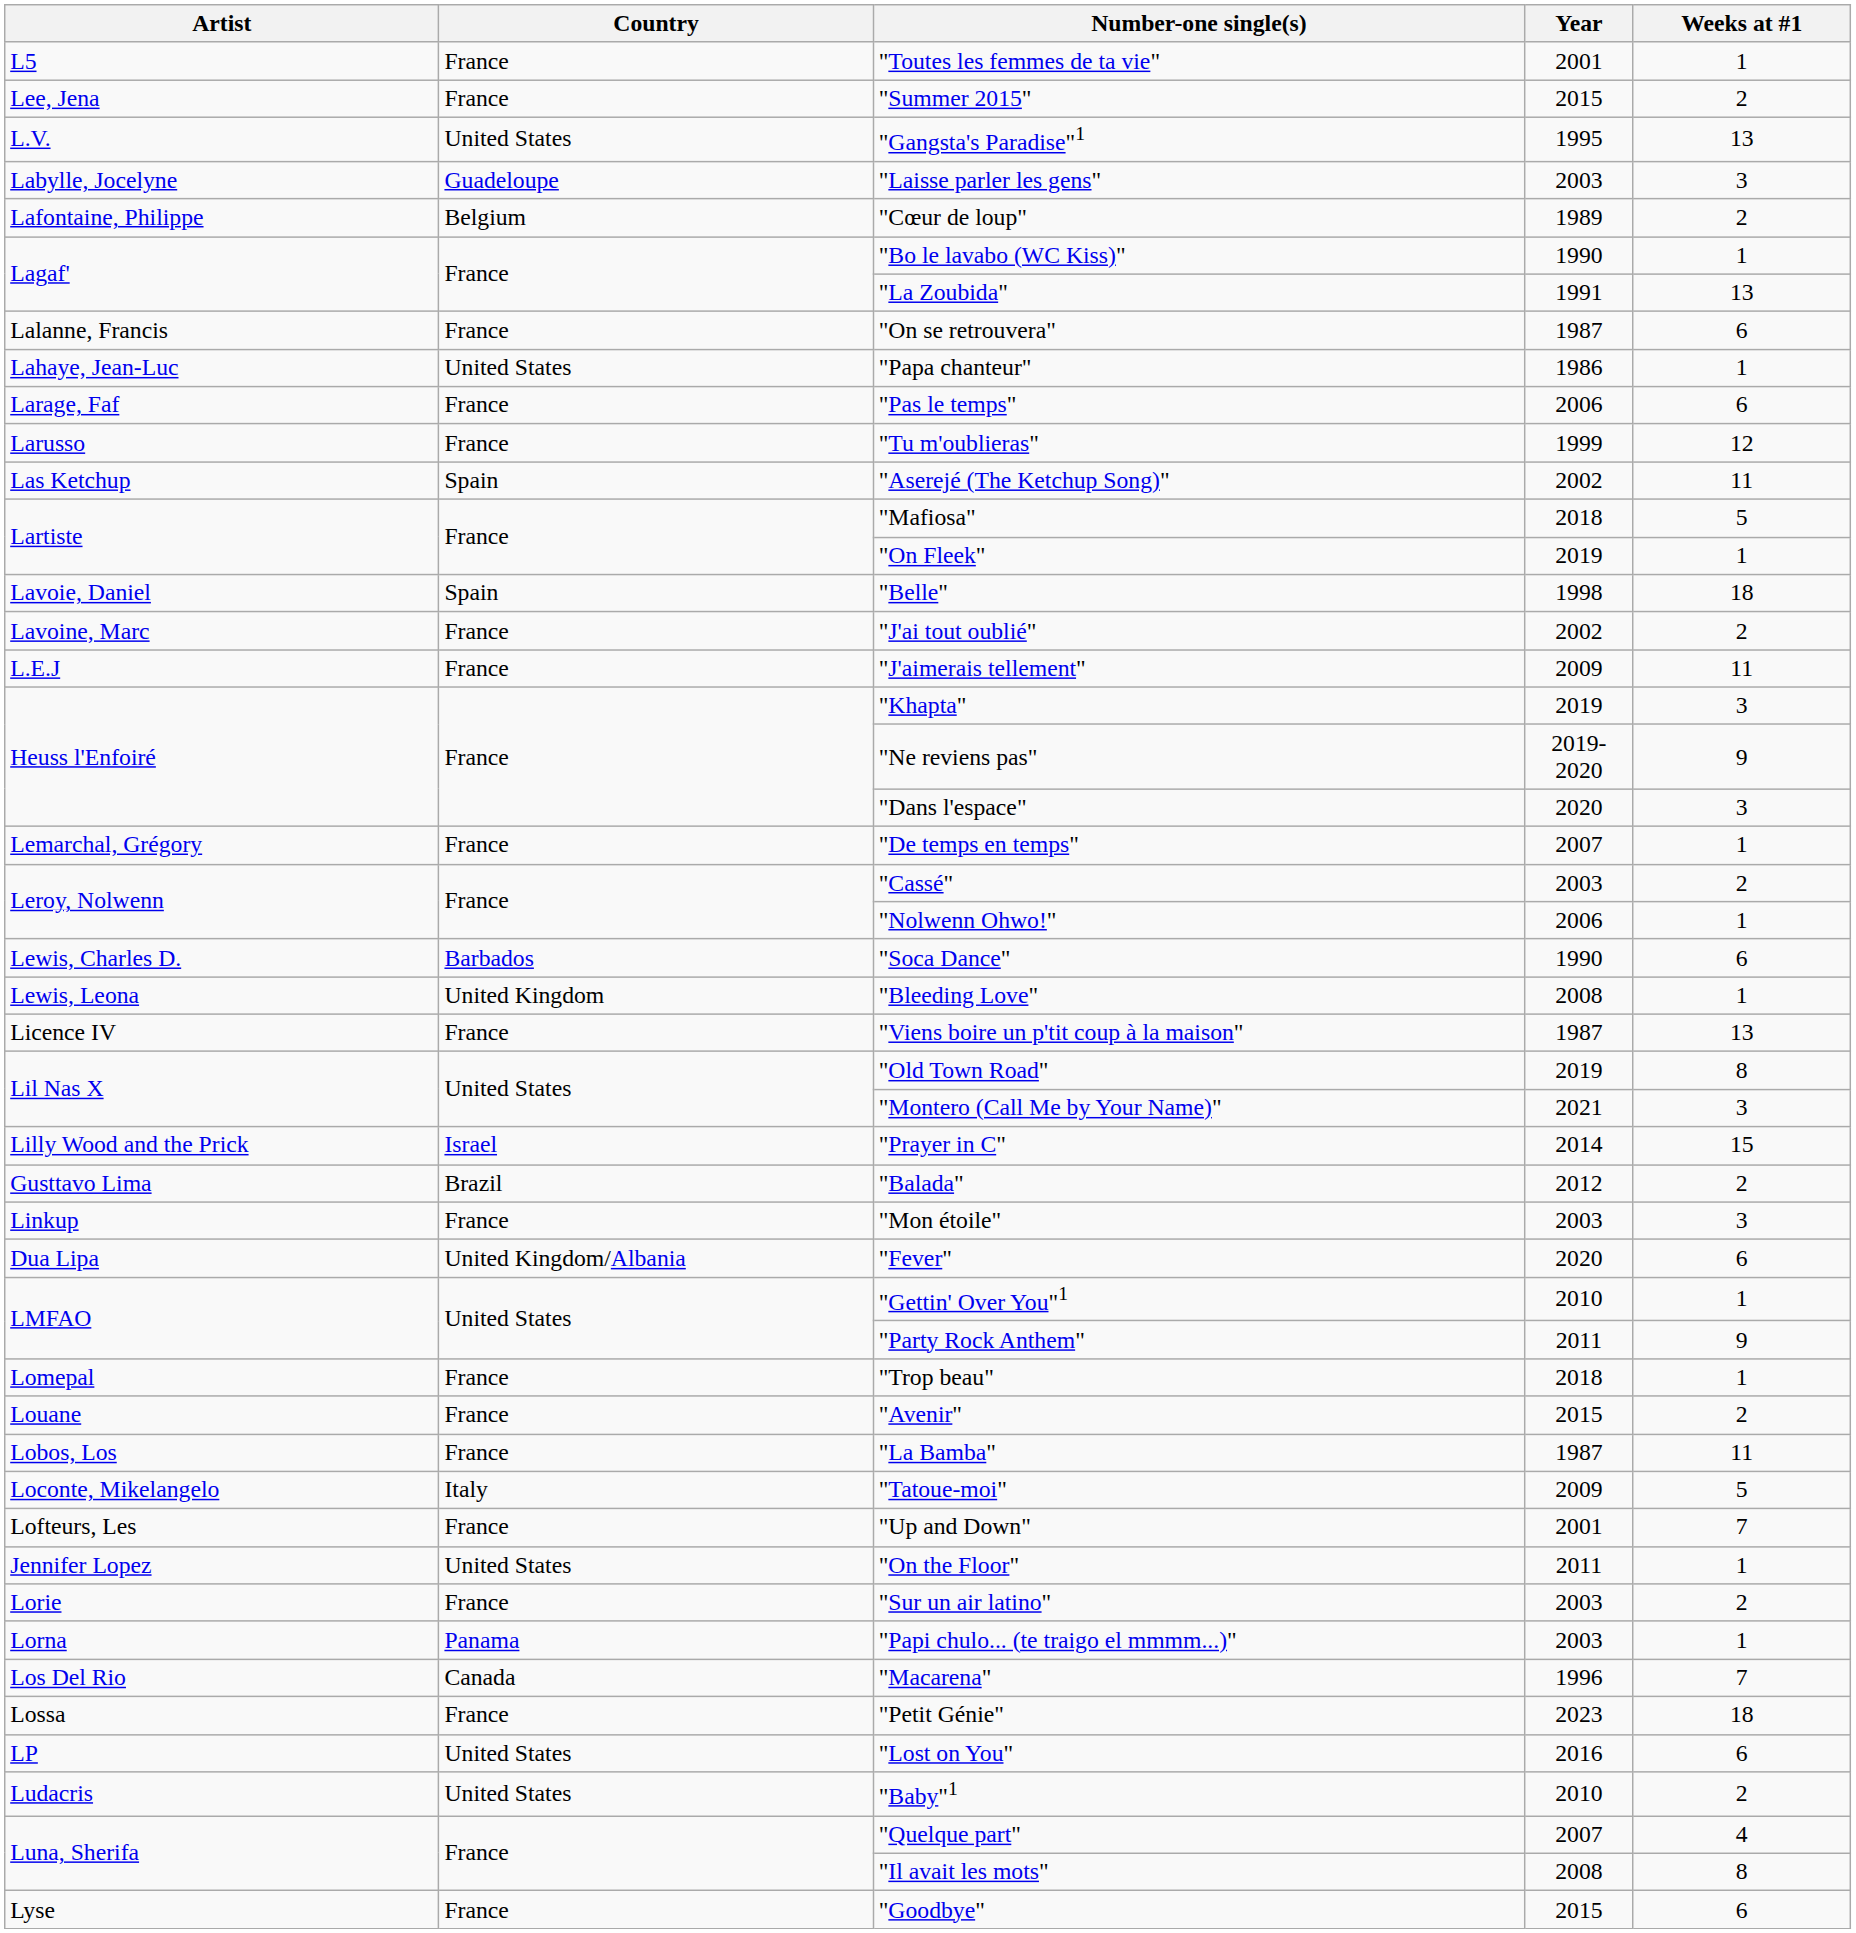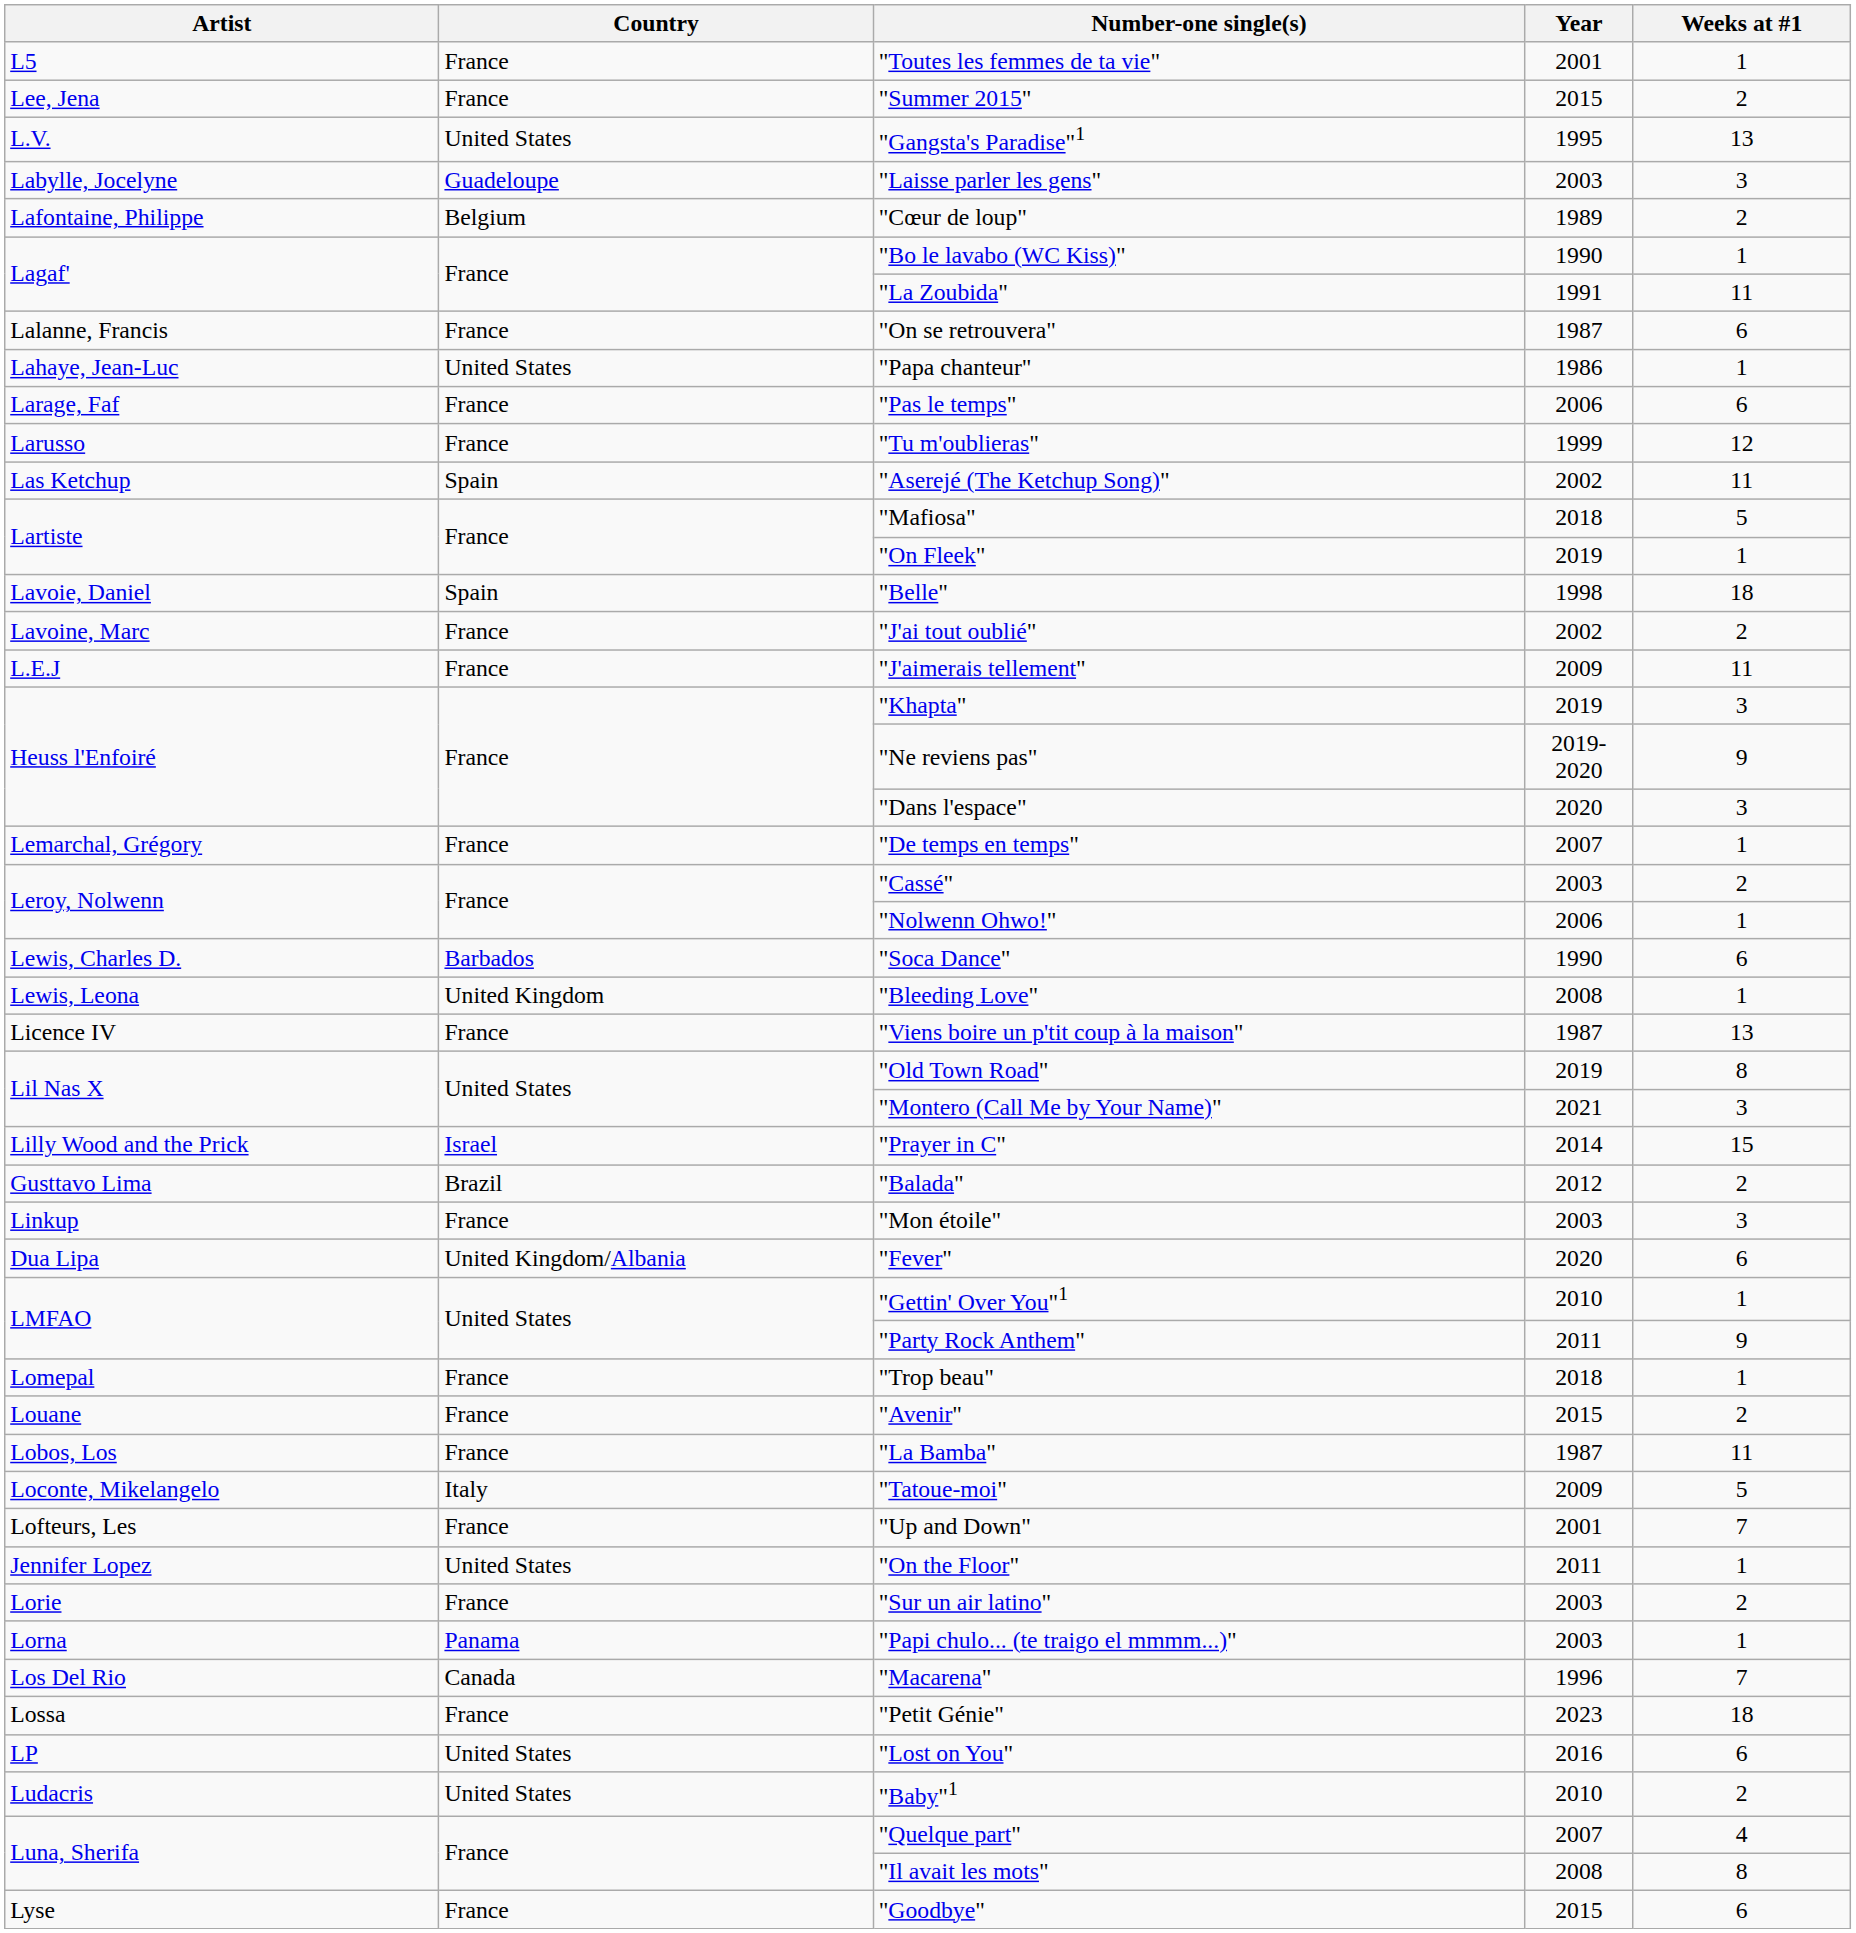(1742, 292) 13 -> (1742, 292) 11
